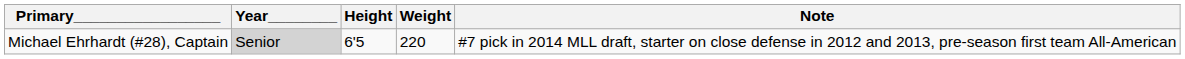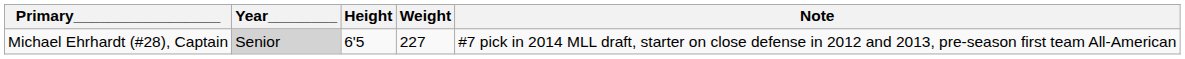(413, 41) 220 -> (413, 41) 227
